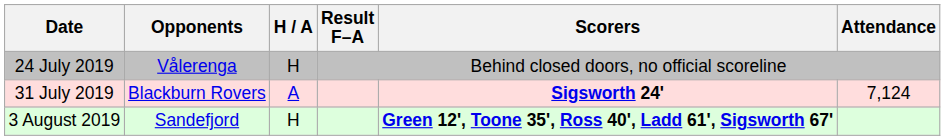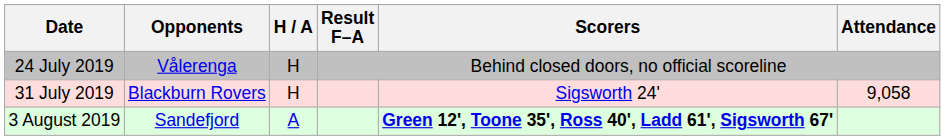(293, 93) A -> (293, 93) H
(608, 93) bold -> (608, 93) normal
(889, 93) 7,124 -> (889, 93) 9,058
(293, 120) H -> (293, 120) A
